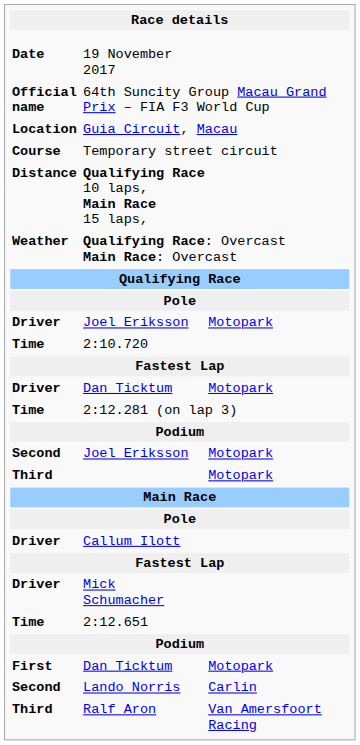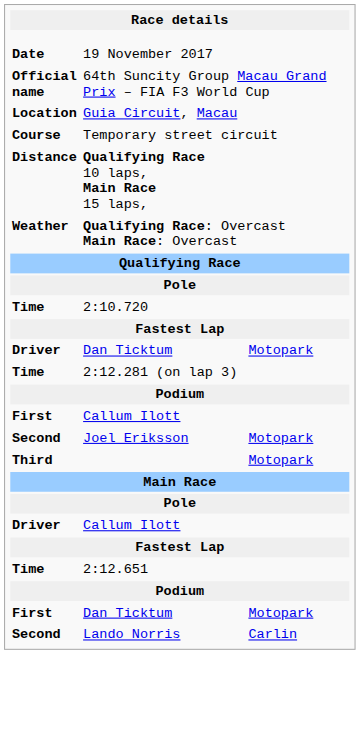- row: (36, 322)
+ row: (32, 416)
- row: (36, 584)
- row: (32, 709)
